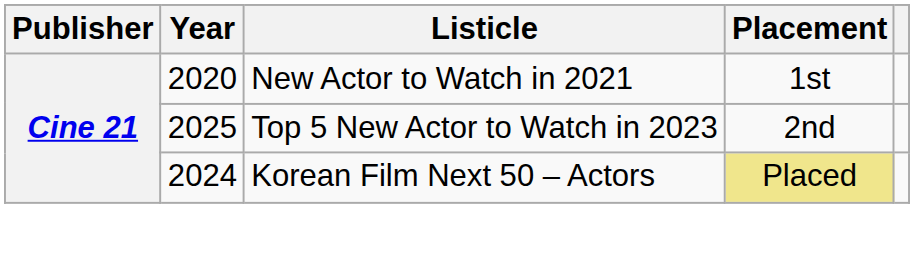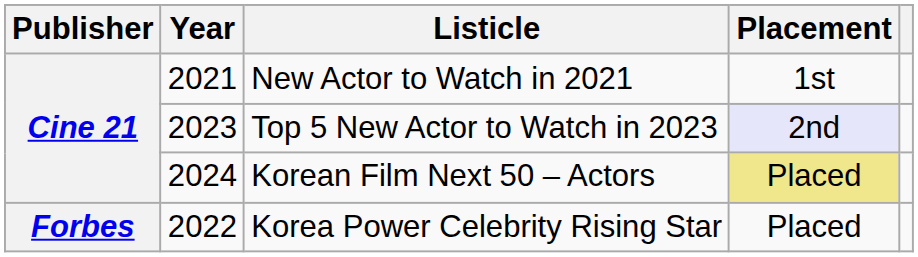(202, 78) 2020 -> (202, 78) 2021
(202, 127) 2025 -> (202, 127) 2023
(810, 127) no background -> (814, 127) lavender background
+ row: (487, 226)
